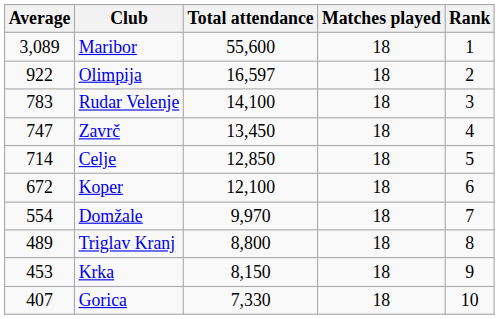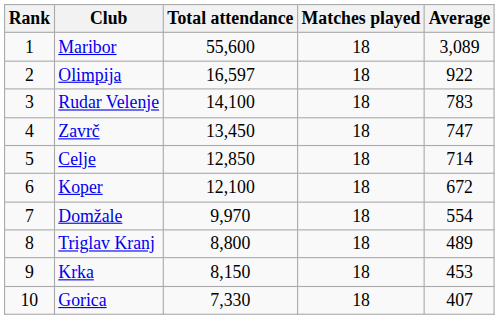columns swapped: (470, 18) <-> (40, 18)
